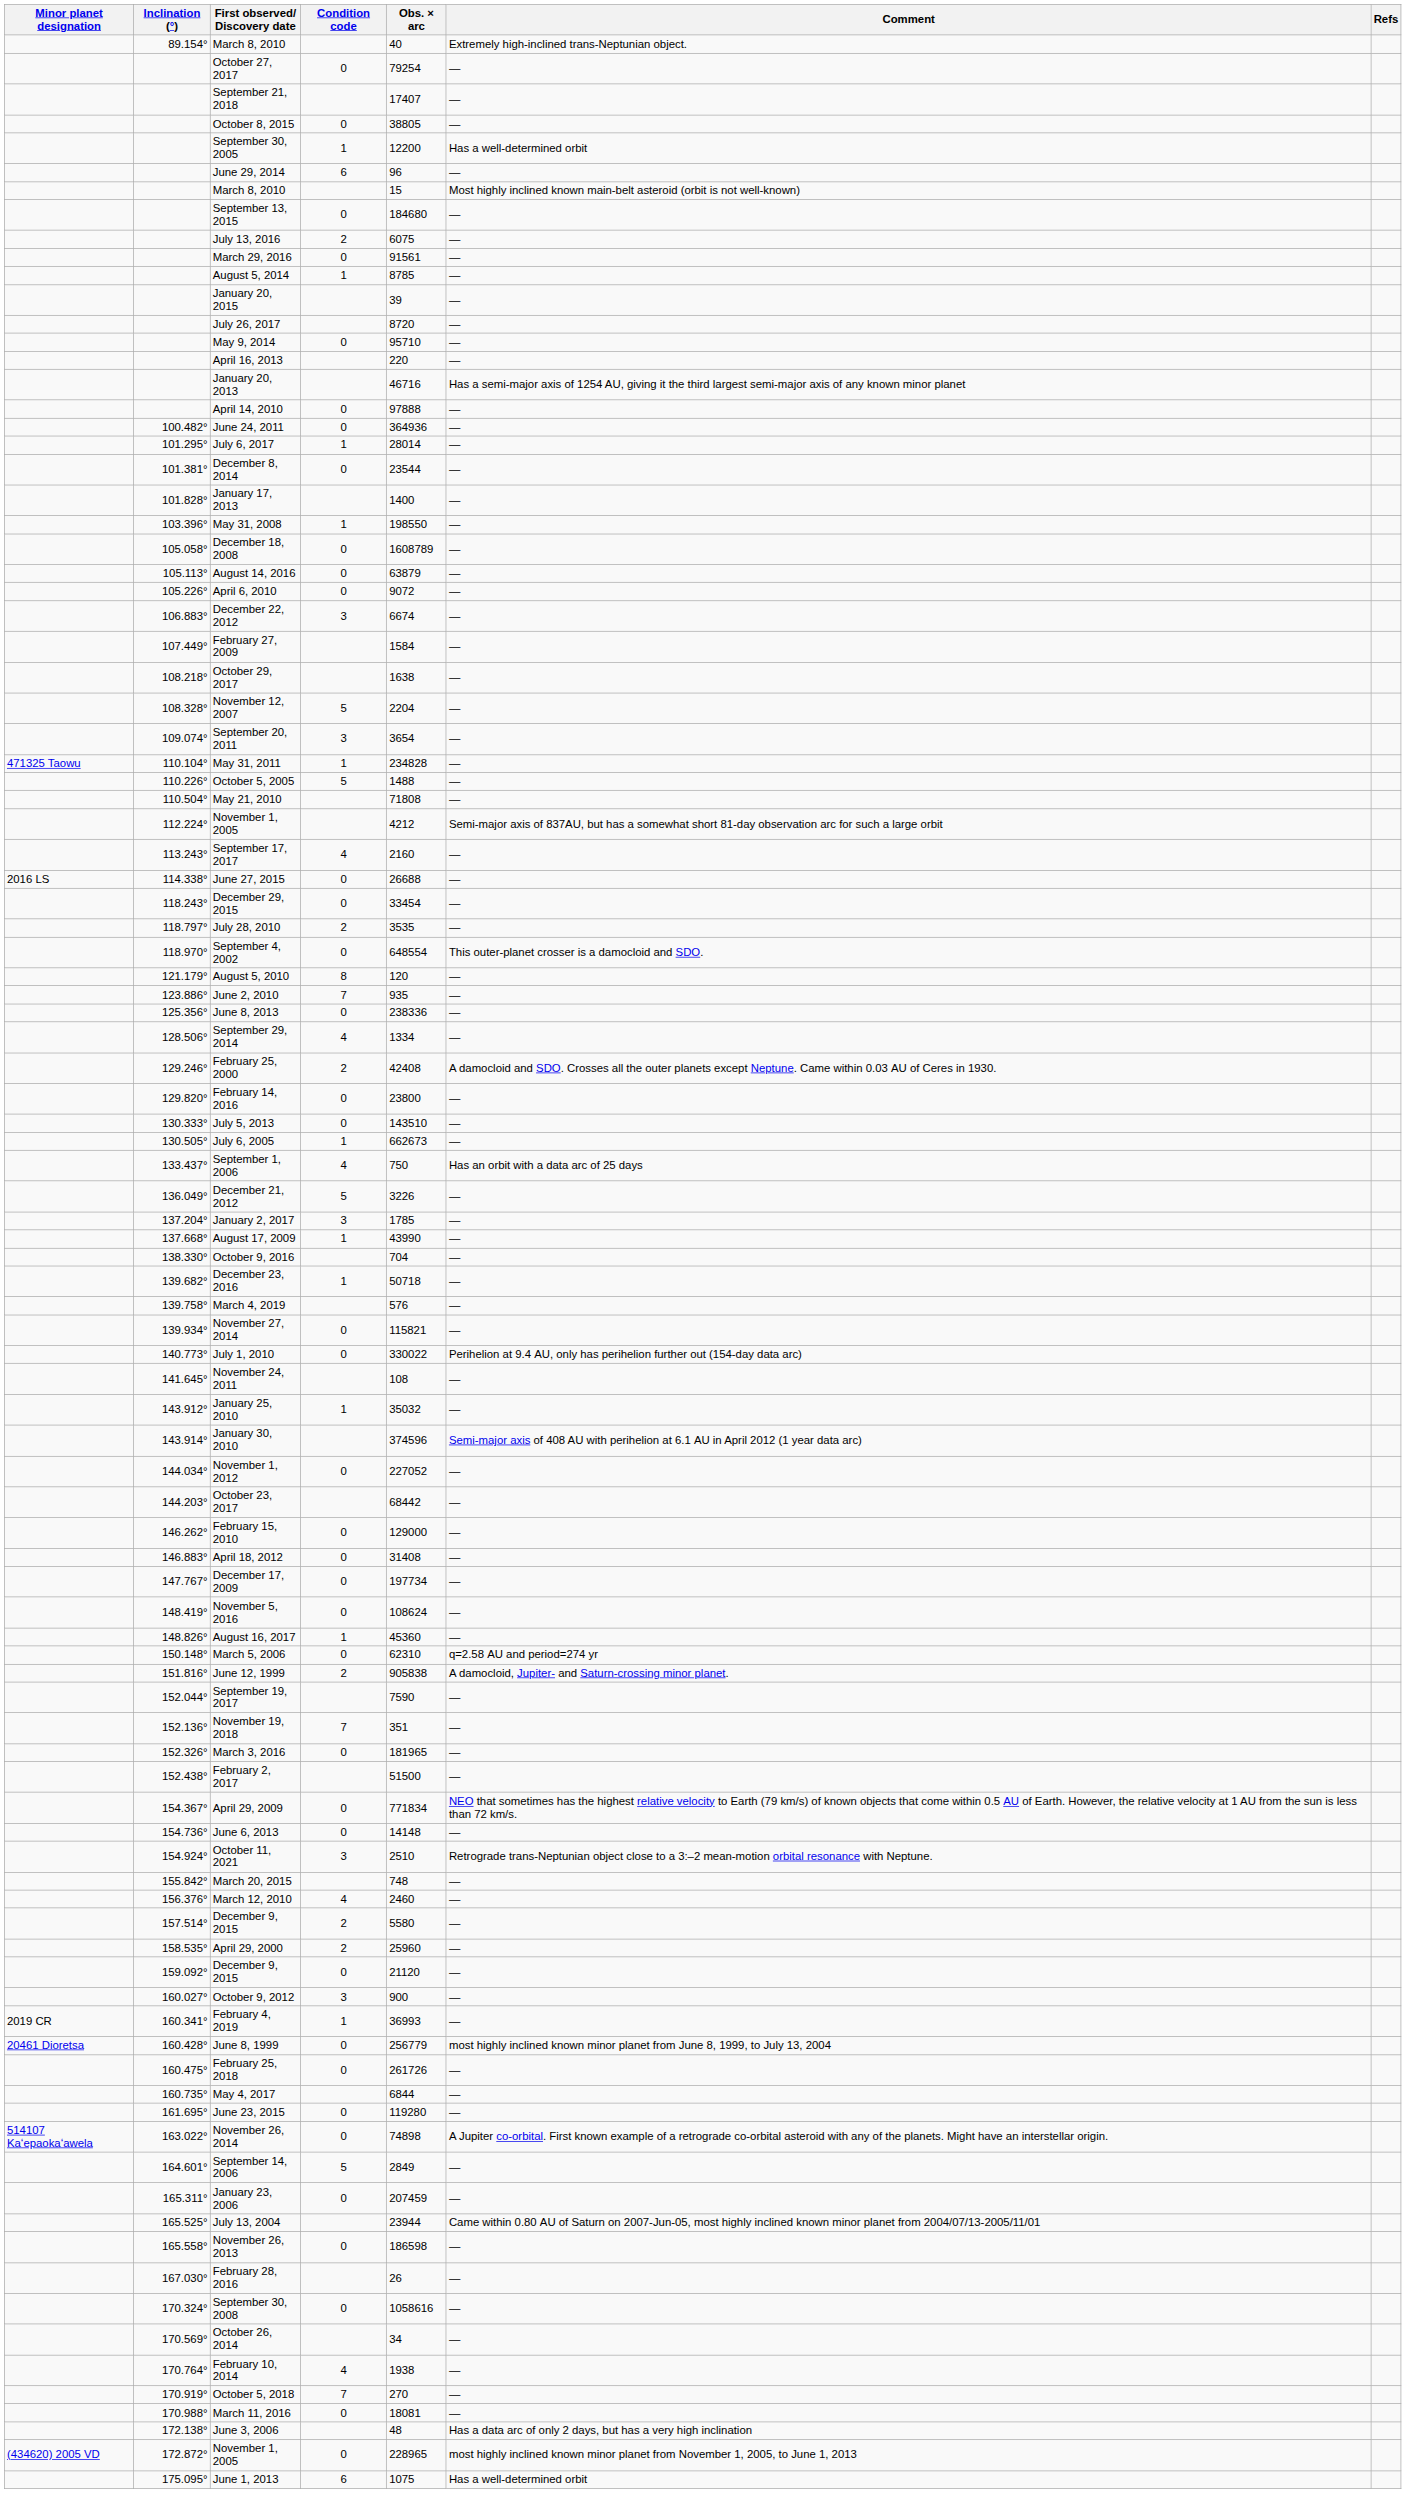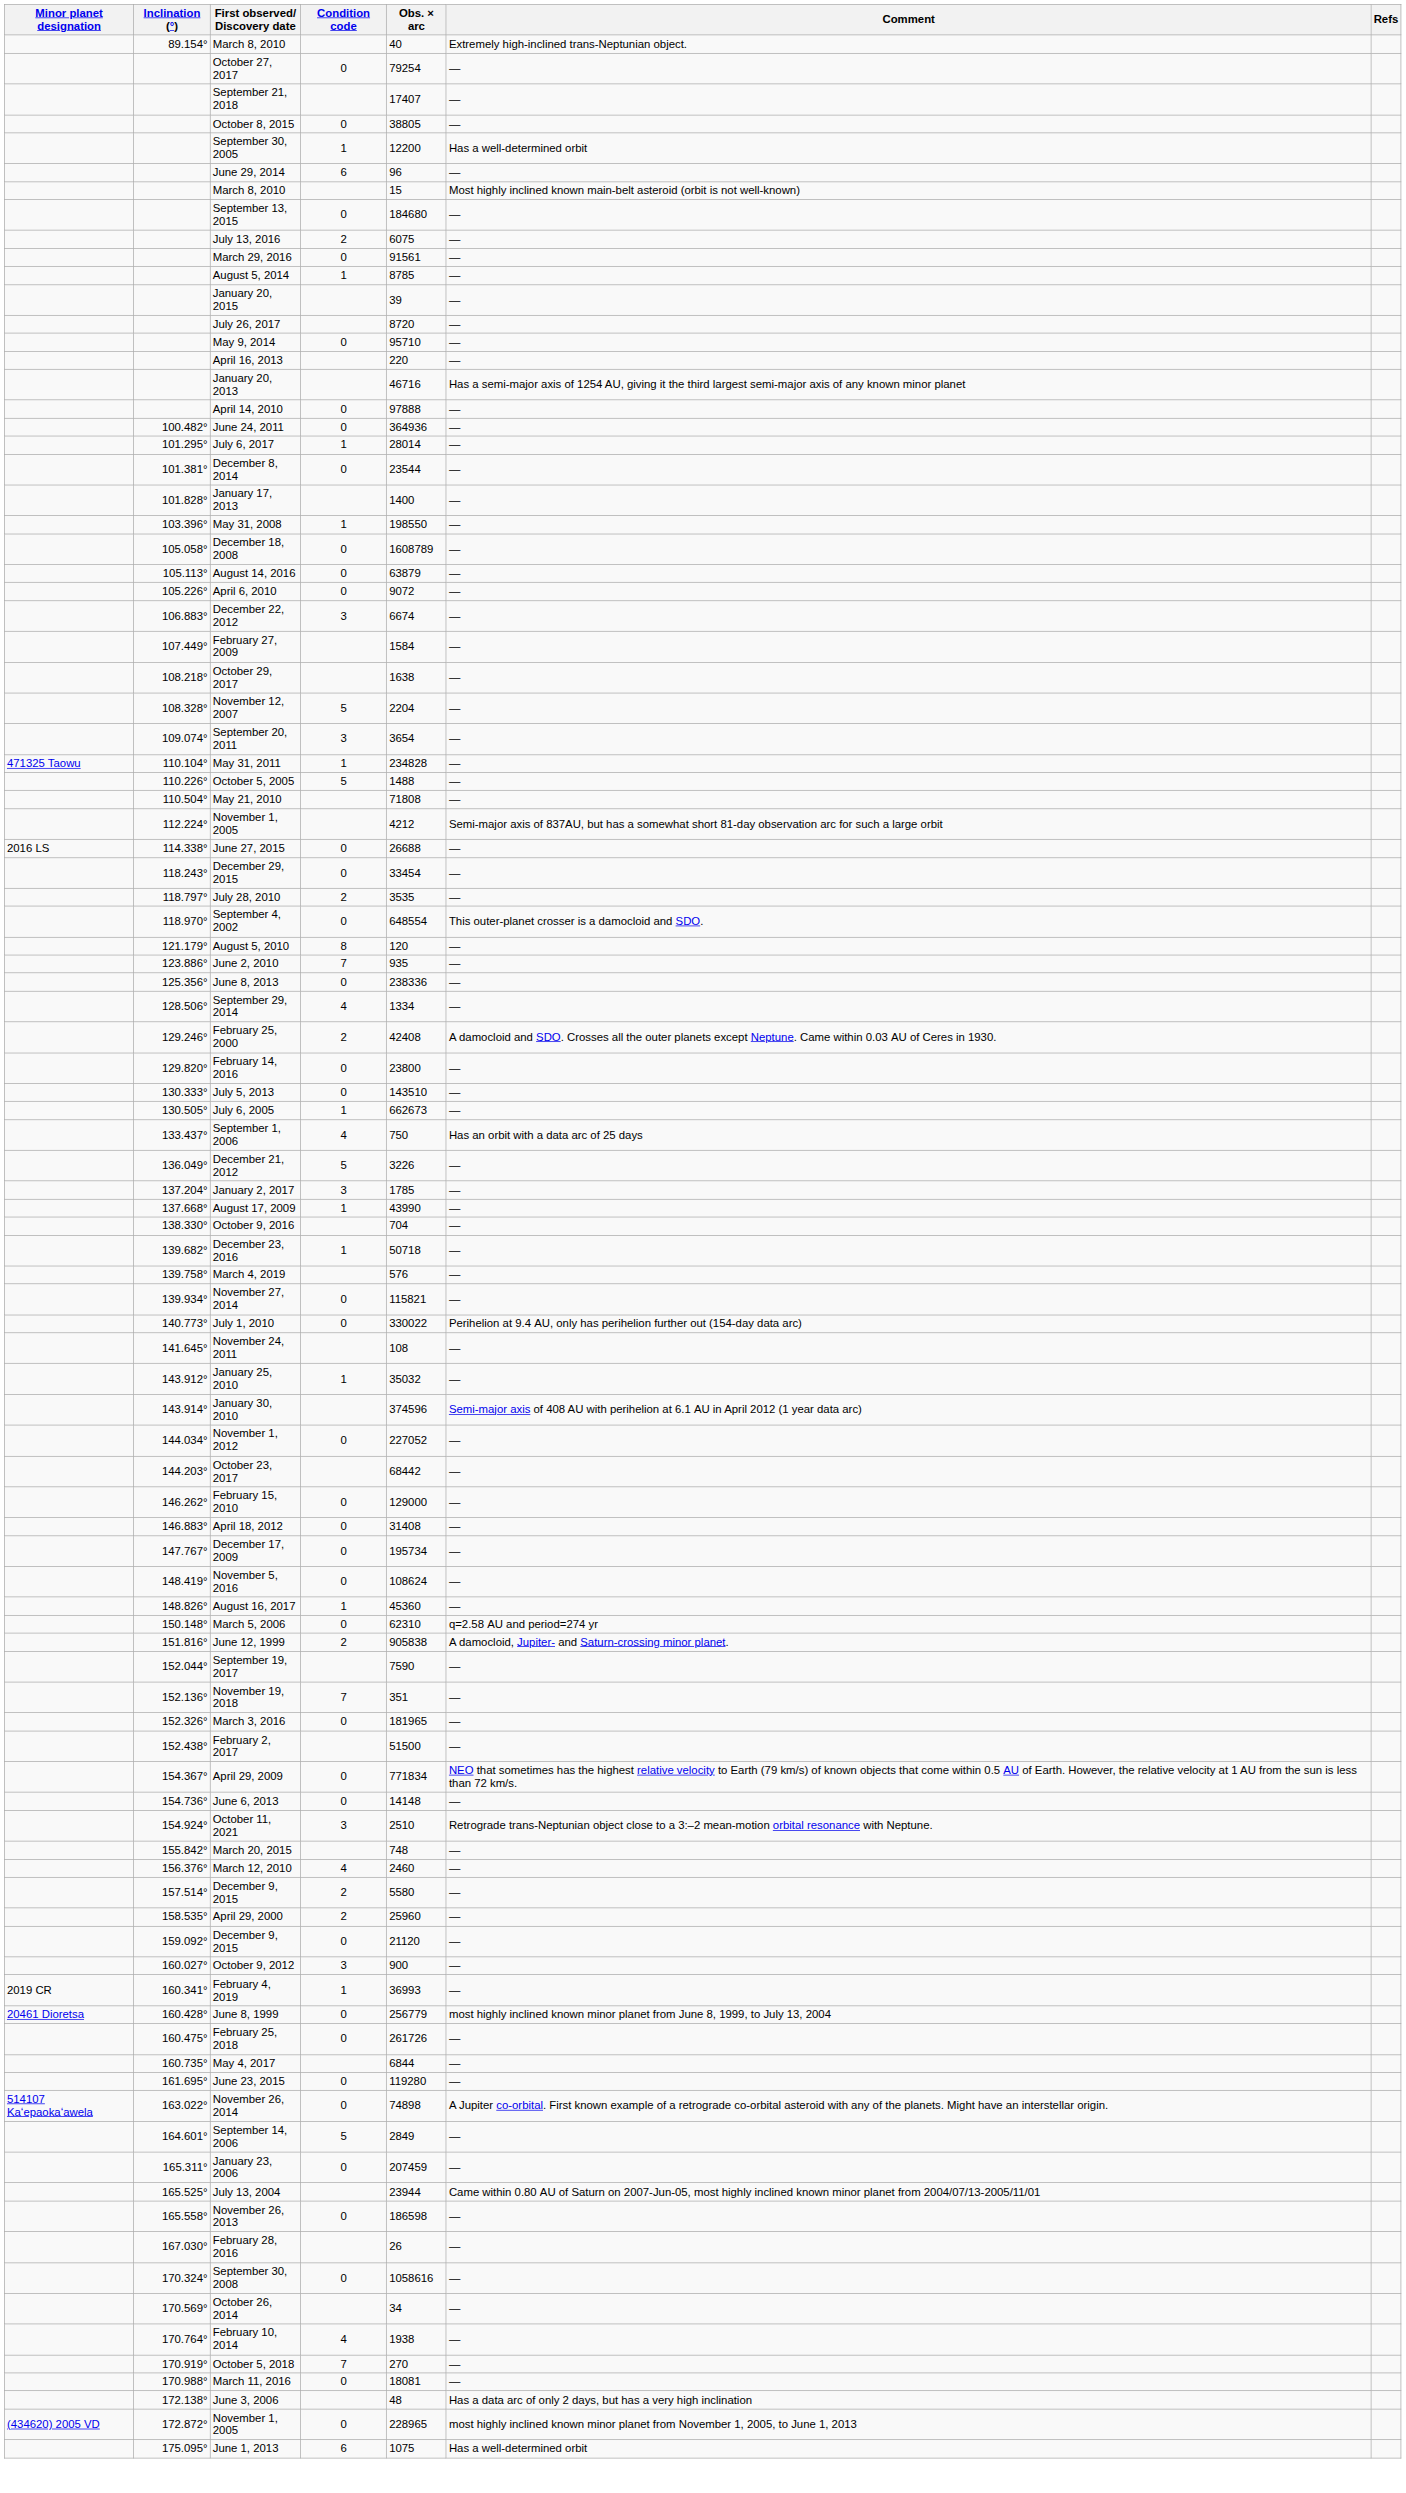- row: (185, 854)
(408, 1581) 197734 -> (408, 1551) 195734
